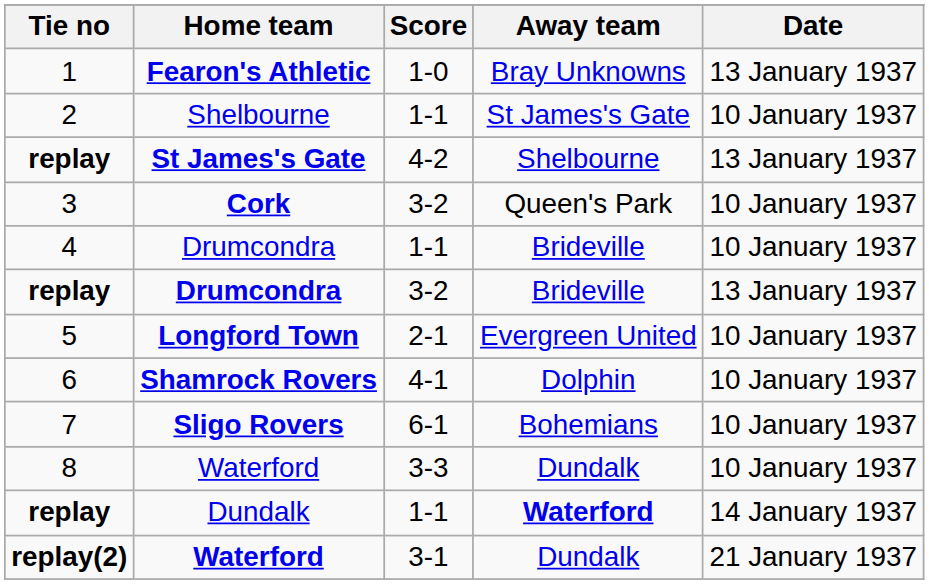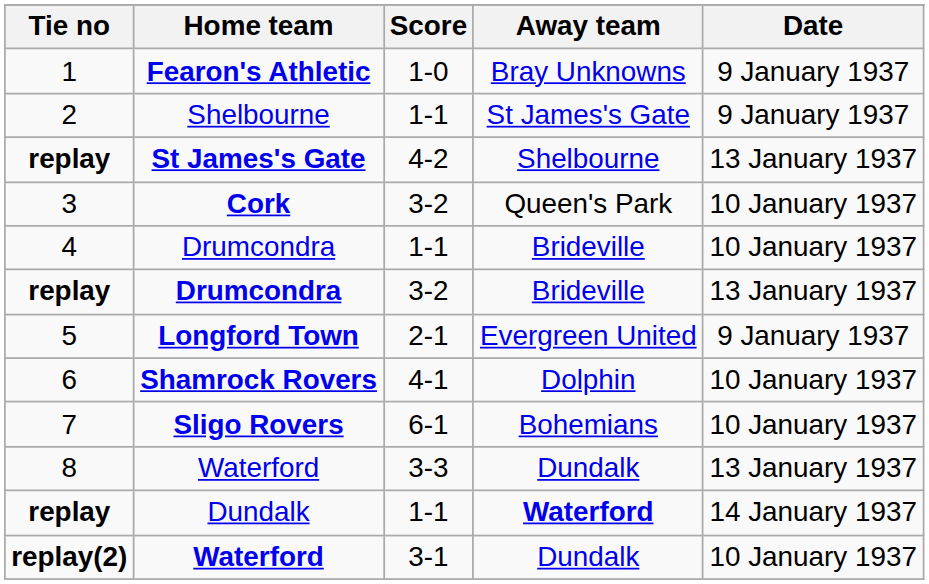(813, 70) 13 January 1937 -> (813, 70) 9 January 1937
(813, 114) 10 January 1937 -> (813, 114) 9 January 1937
(813, 335) 10 January 1937 -> (813, 335) 9 January 1937
(813, 468) 10 January 1937 -> (813, 468) 13 January 1937
(813, 556) 21 January 1937 -> (813, 556) 10 January 1937
